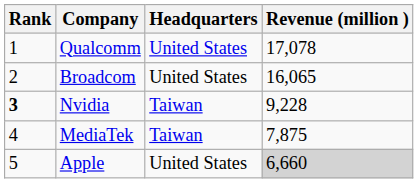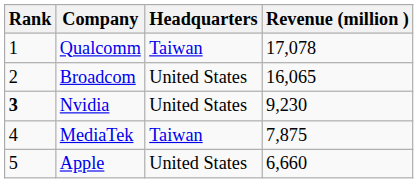(198, 47) United States -> (176, 47) Taiwan
(176, 105) Taiwan -> (198, 105) United States
(287, 105) 9,228 -> (287, 105) 9,230
(287, 163) lightgrey background -> (287, 163) no background
